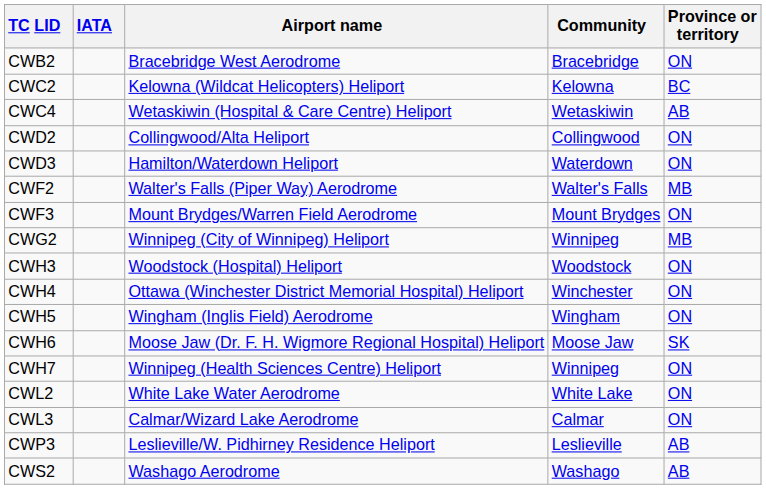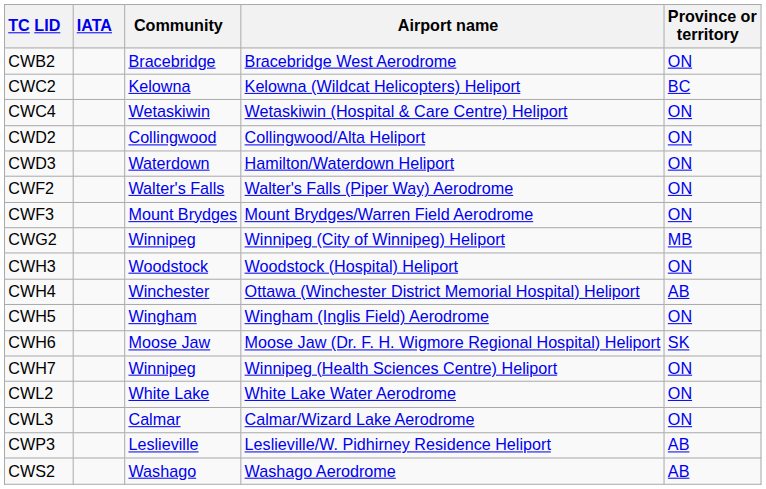columns swapped: (336, 26) <-> (606, 26)
(679, 112) AB -> (680, 112) ON
(680, 189) MB -> (680, 189) ON
(680, 291) ON -> (679, 291) AB
